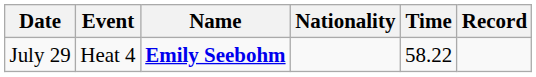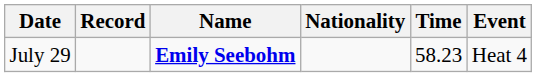columns swapped: (108, 21) <-> (494, 21)
(429, 54) 58.22 -> (439, 54) 58.23
